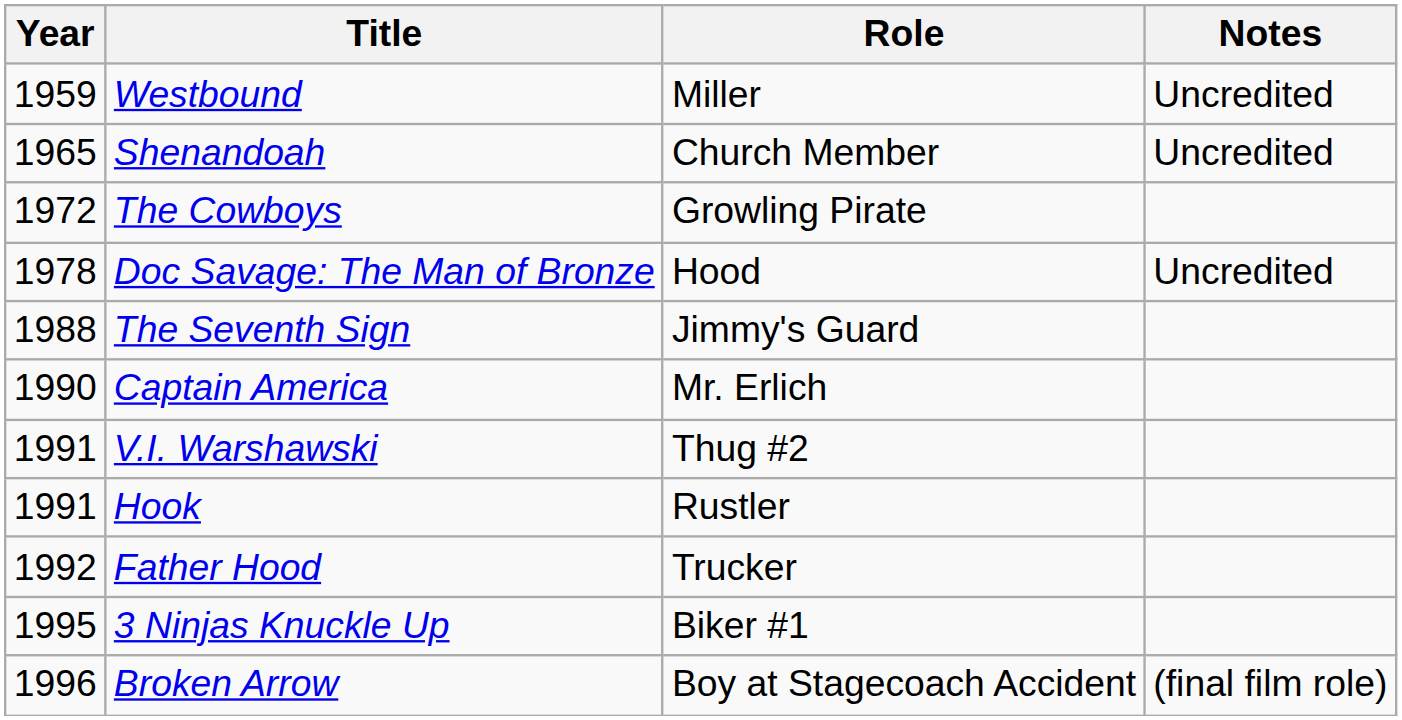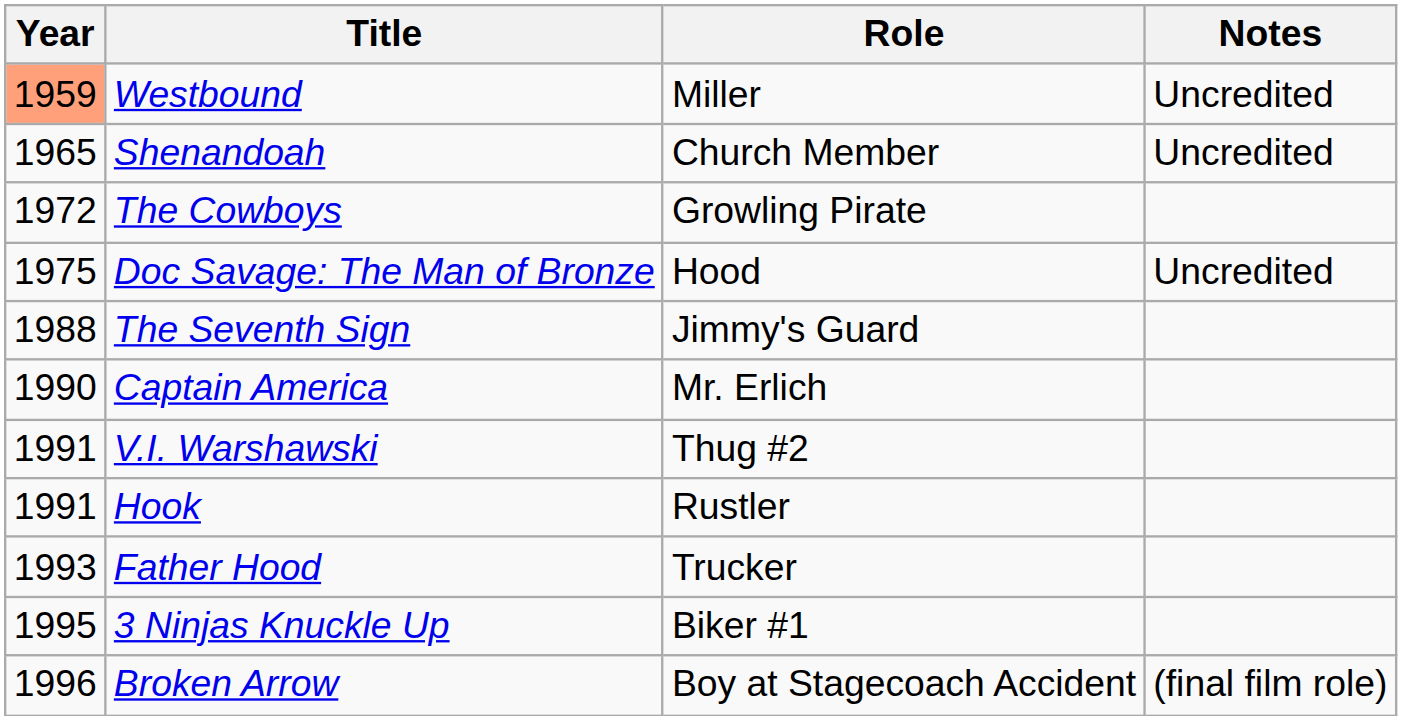(55, 93) no background -> (55, 93) lightsalmon background
(55, 270) 1978 -> (55, 270) 1975
(55, 566) 1992 -> (55, 566) 1993
